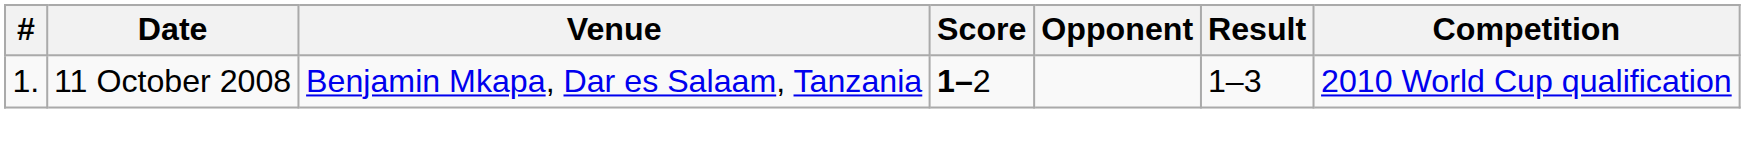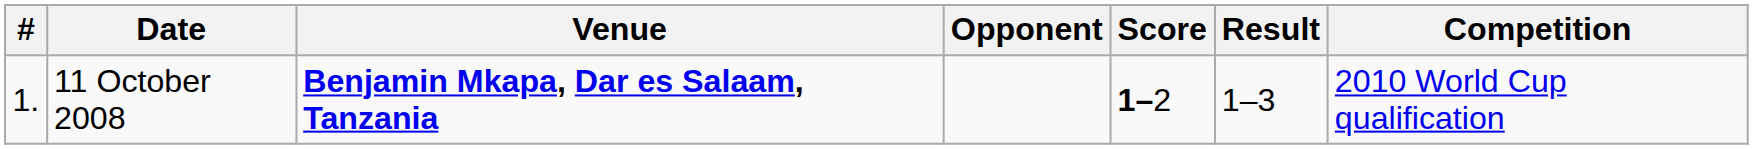columns swapped: (1117, 30) <-> (982, 30)
(614, 81) normal -> (553, 99) bold
